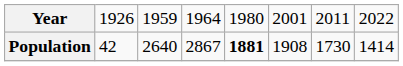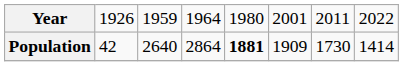(203, 46) 2867 -> (203, 46) 2864
(290, 46) 1908 -> (290, 46) 1909
